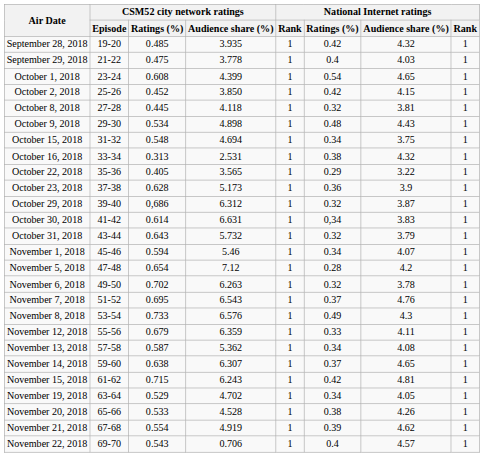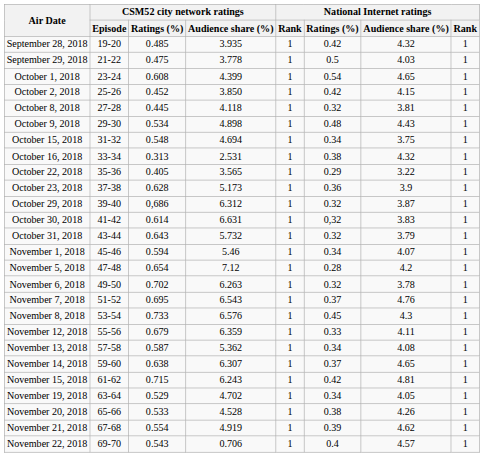(333, 60) 0.4 -> (333, 60) 0.5
(333, 220) 0,34 -> (333, 220) 0,32
(333, 316) 0.49 -> (333, 316) 0.45
